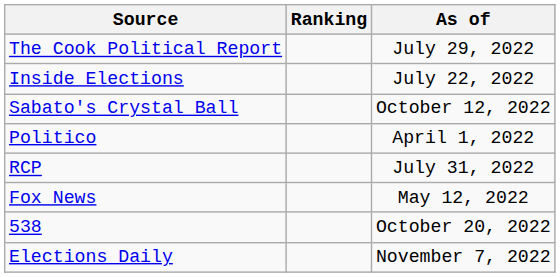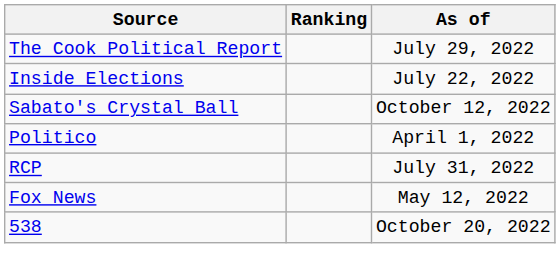- row: (91, 257)
